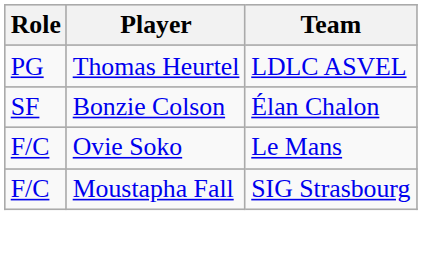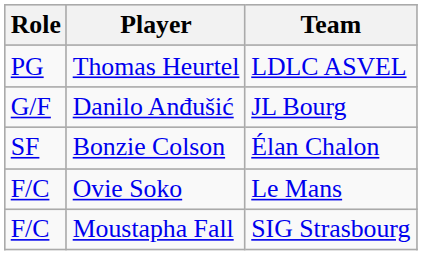+ row: (153, 106)
